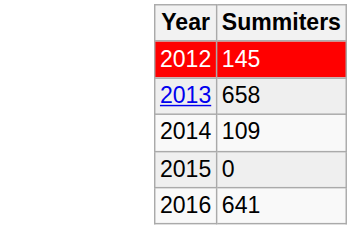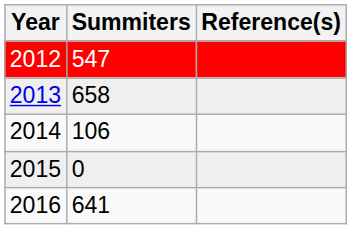+ column: (271, 22)
(241, 59) 145 -> (91, 59) 547
(241, 132) 109 -> (91, 132) 106
